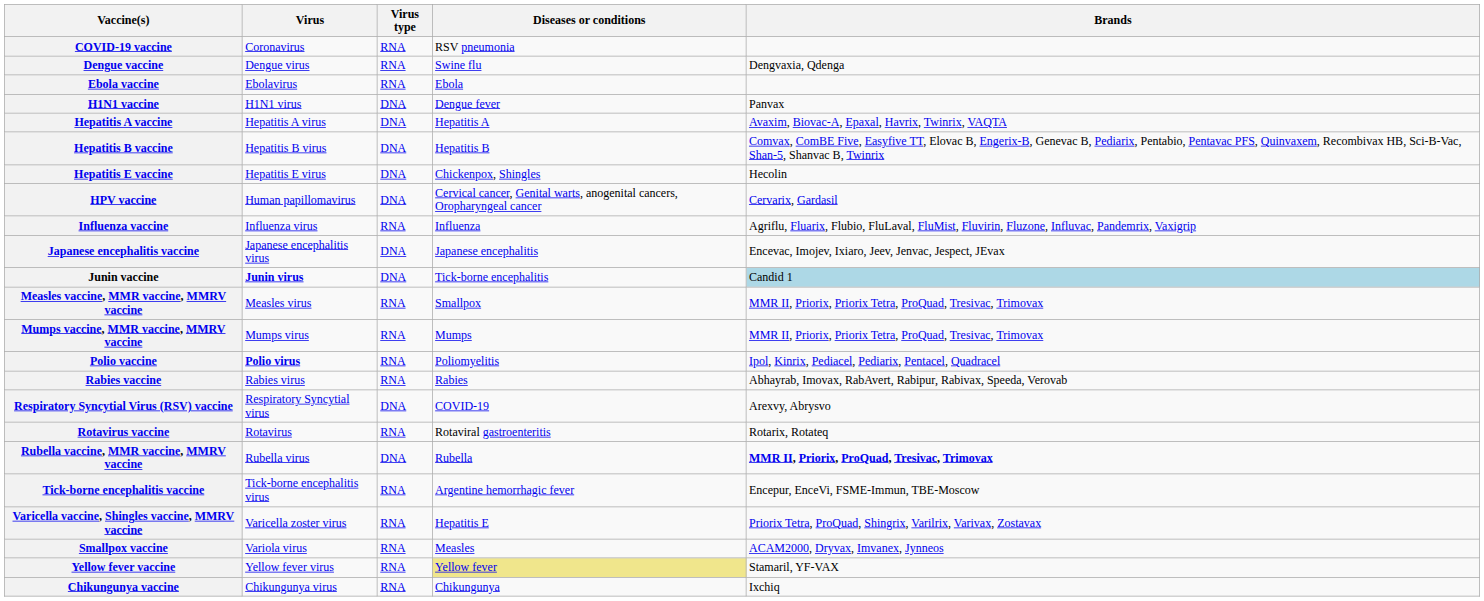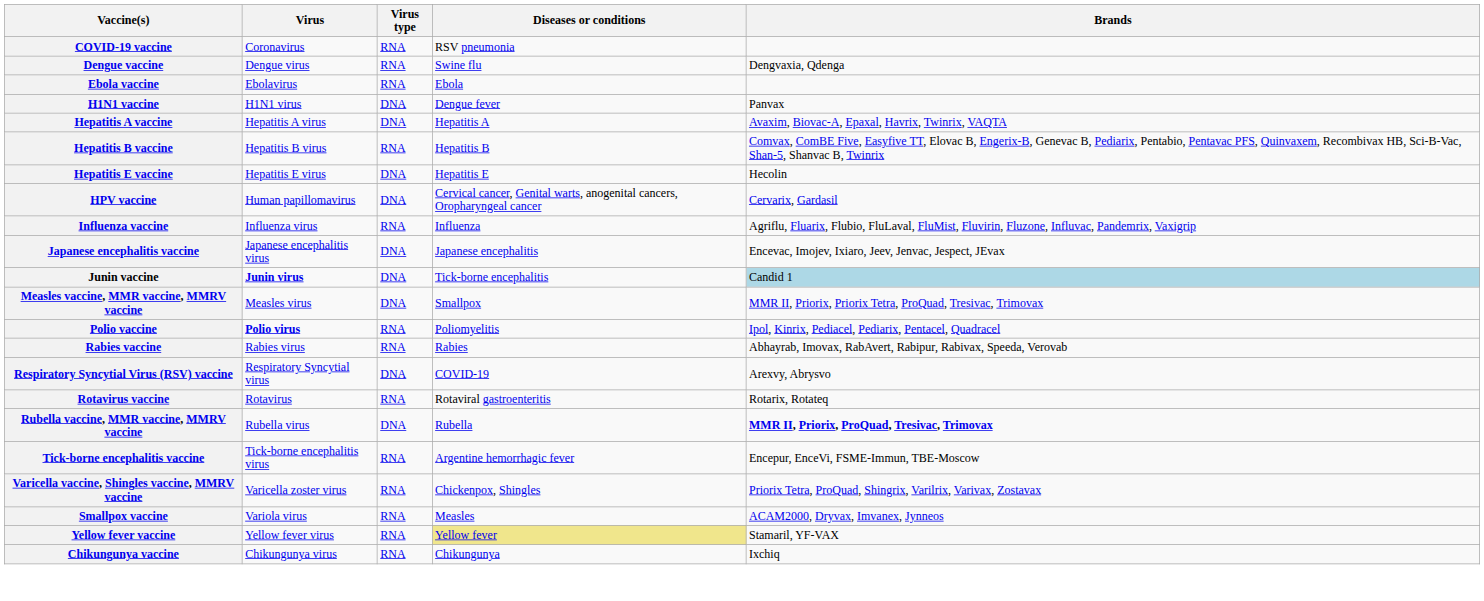(393, 148) DNA -> (393, 148) RNA
(488, 174) Chickenpox, Shingles -> (462, 174) Hepatitis E
(393, 303) RNA -> (393, 303) DNA
- row: (123, 335)
(462, 522) Hepatitis E -> (488, 490) Chickenpox, Shingles
